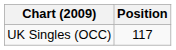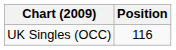(142, 34) 117 -> (142, 34) 116
